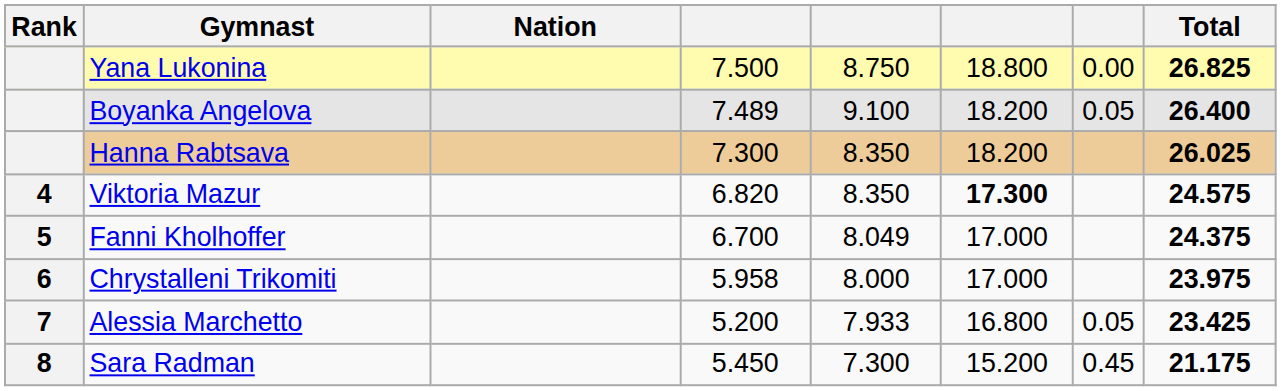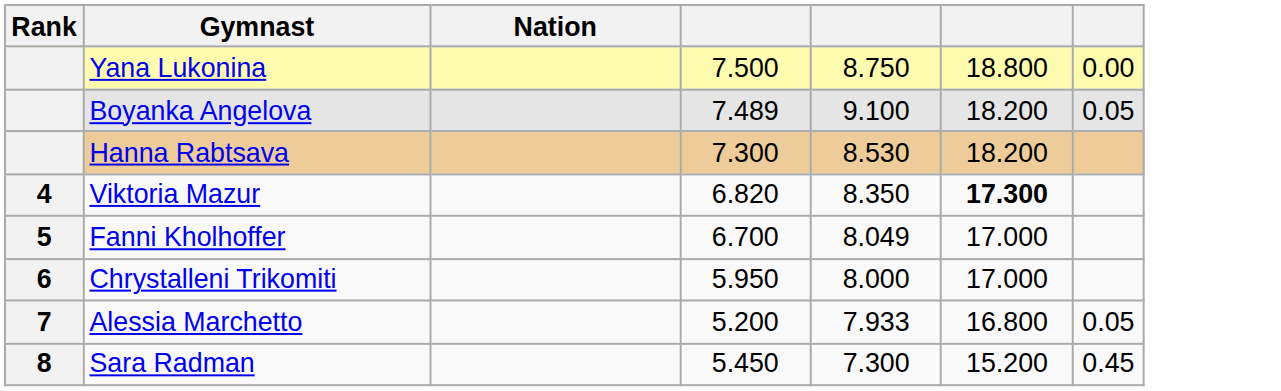- column: (1210, 26)
(876, 152) 8.350 -> (876, 152) 8.530
(745, 279) 5.958 -> (745, 279) 5.950
